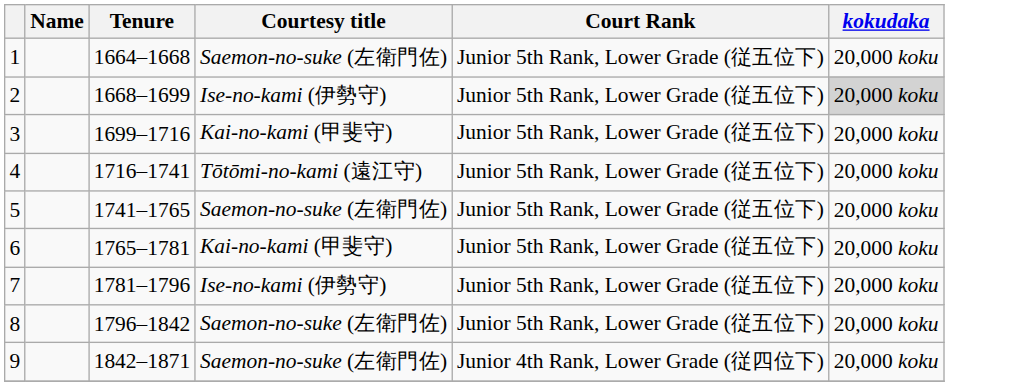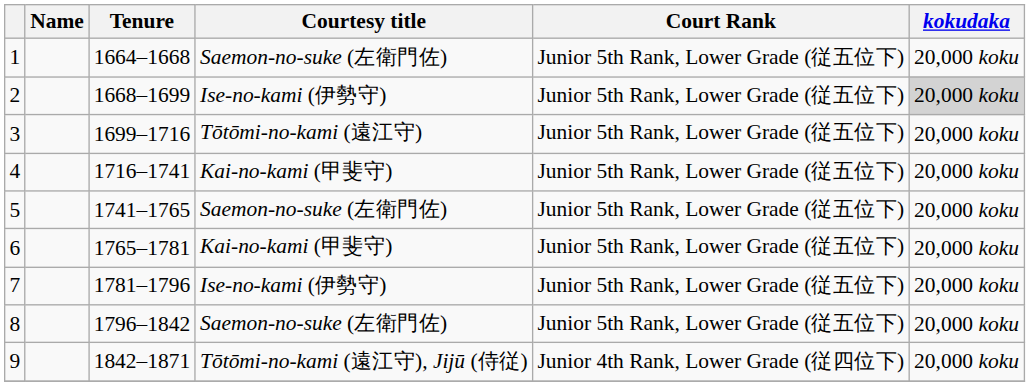(296, 132) Kai-no-kami (甲斐守) -> (311, 132) Tōtōmi-no-kami (遠江守)
(311, 170) Tōtōmi-no-kami (遠江守) -> (296, 170) Kai-no-kami (甲斐守)
(324, 361) Saemon-no-suke (左衛門佐) -> (364, 361) Tōtōmi-no-kami (遠江守), Jijū (侍従)
